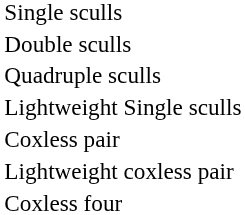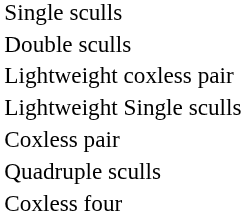rows swapped: (83, 75) <-> (119, 171)
